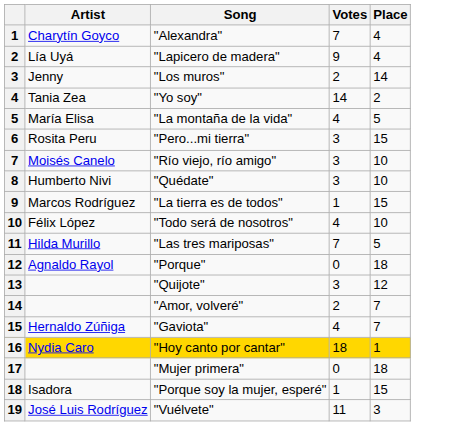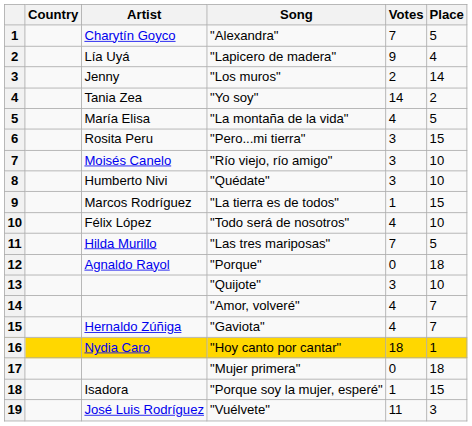+ column: (53, 14)
(377, 35) 4 -> (433, 35) 5
(381, 285) 12 -> (437, 285) 10
(336, 306) 2 -> (392, 306) 4
